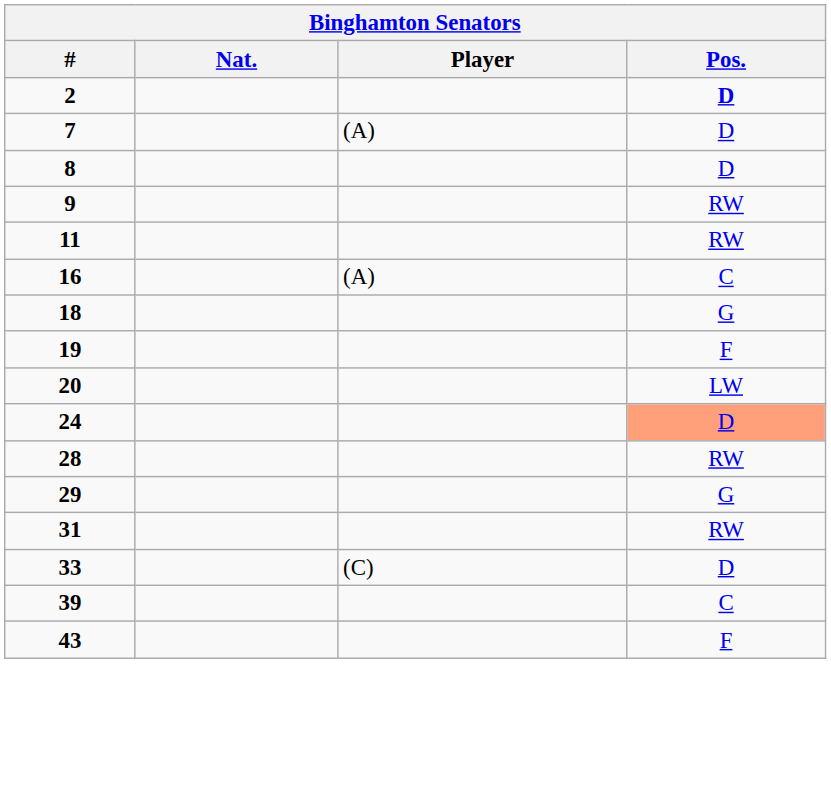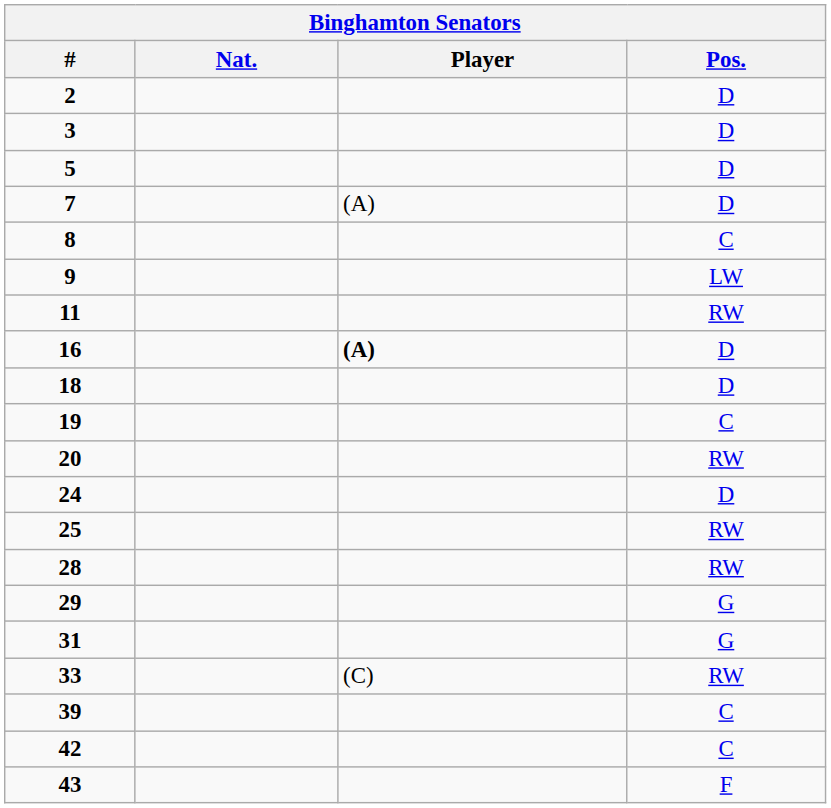(726, 95) bold -> (726, 95) normal
+ row: (70, 131)
+ row: (70, 167)
(726, 167) D -> (726, 240) C
(726, 204) RW -> (726, 276) LW
(359, 276) normal -> (359, 349) bold
(726, 276) C -> (726, 349) D
(726, 312) G -> (726, 385) D
(726, 349) F -> (726, 421) C
(726, 385) LW -> (726, 458) RW
(726, 421) lightsalmon background -> (726, 494) no background
+ row: (70, 530)
(726, 530) RW -> (726, 639) G
(726, 566) D -> (726, 675) RW
+ row: (70, 748)
